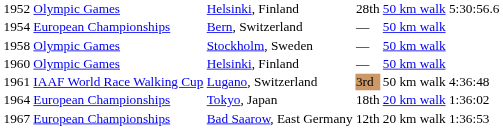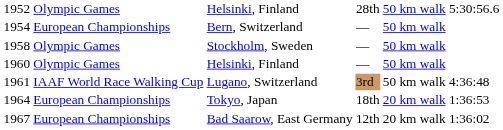(469, 100) 1:36:02 -> (469, 100) 1:36:53
(469, 118) 1:36:53 -> (469, 118) 1:36:02
